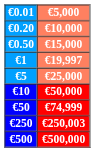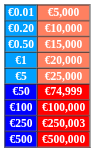(64, 60) €19,997 -> (64, 60) €20,000
- row: (21, 91)
+ row: (21, 107)
